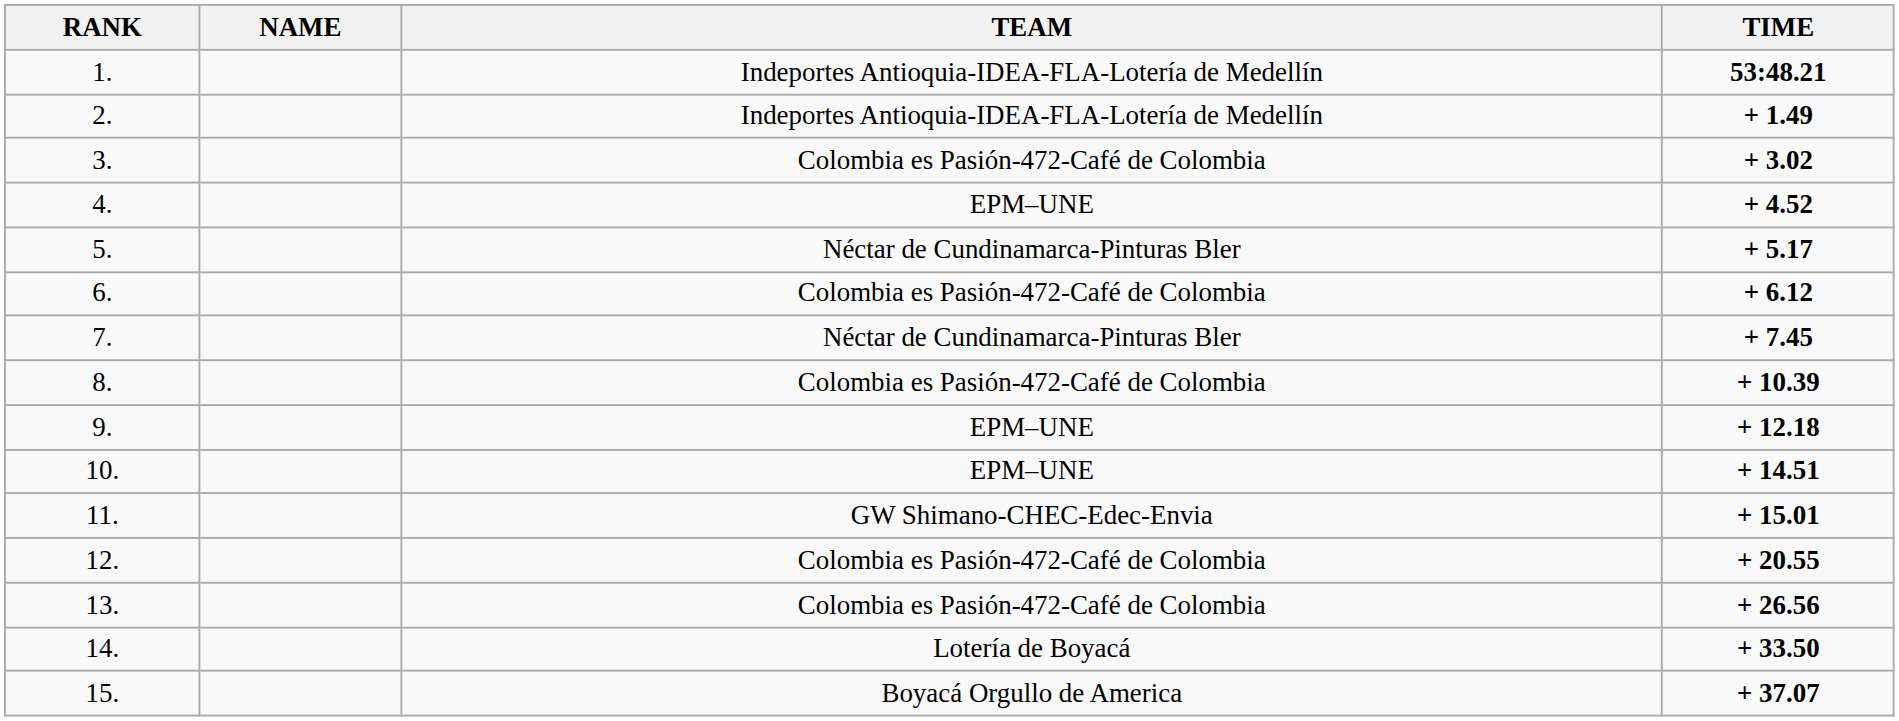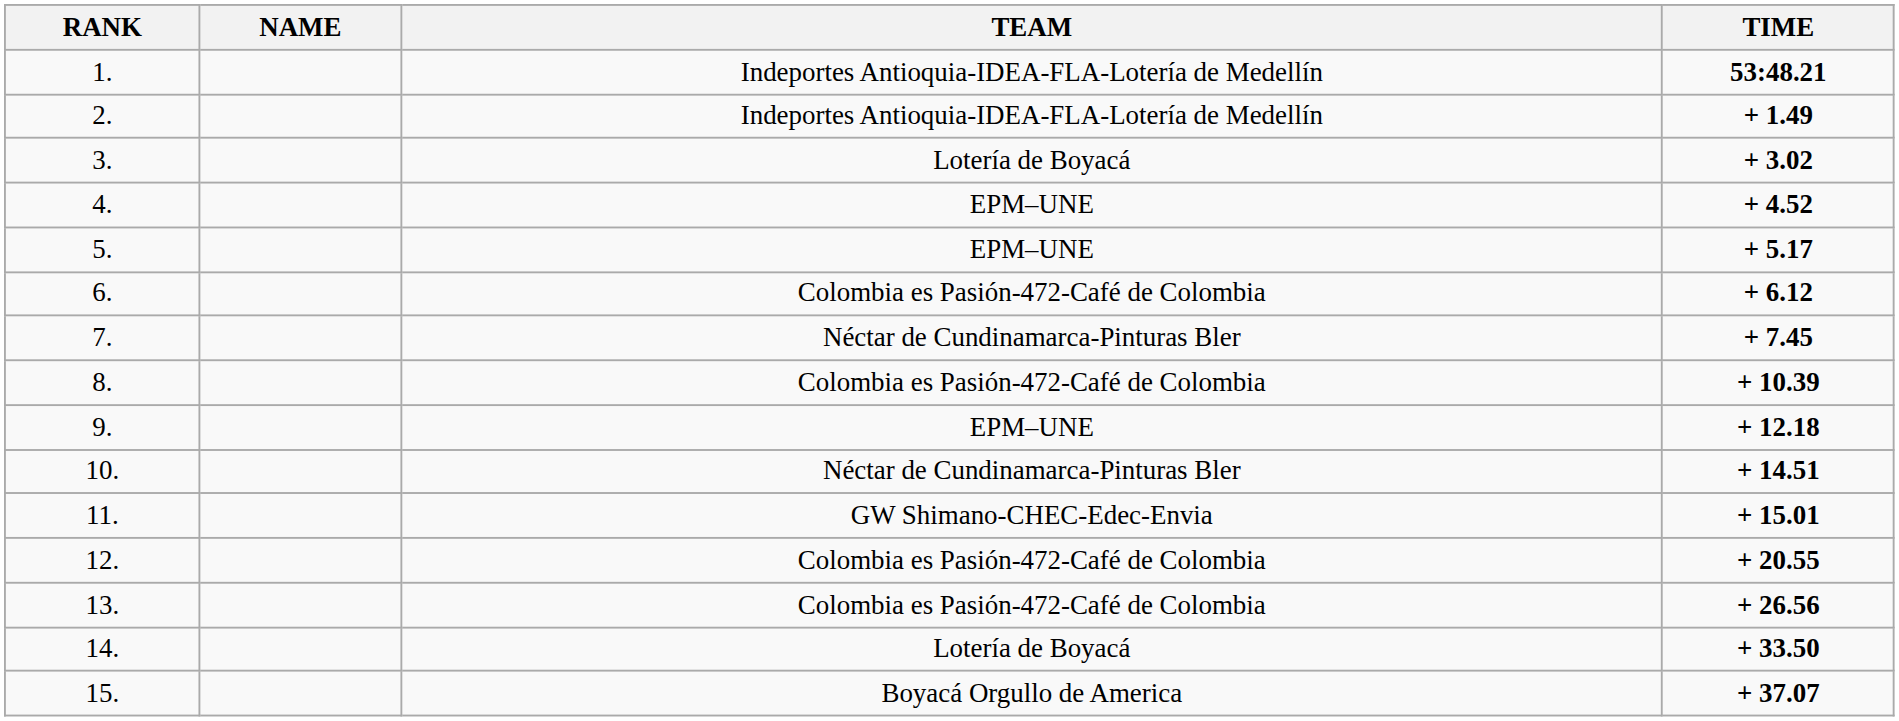(1032, 160) Colombia es Pasión-472-Café de Colombia -> (1032, 160) Lotería de Boyacá
(1032, 249) Néctar de Cundinamarca-Pinturas Bler -> (1032, 249) EPM–UNE
(1032, 471) EPM–UNE -> (1032, 471) Néctar de Cundinamarca-Pinturas Bler
